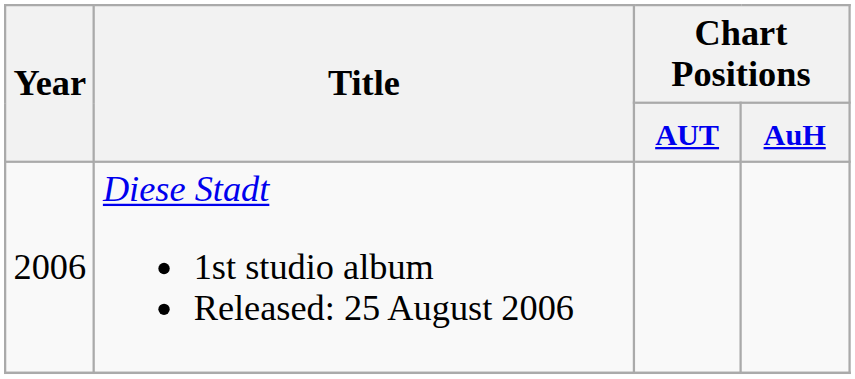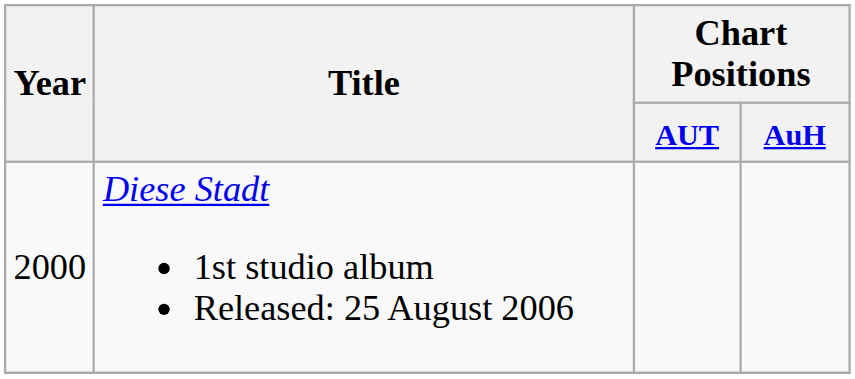(50, 266) 2006 -> (50, 266) 2000
